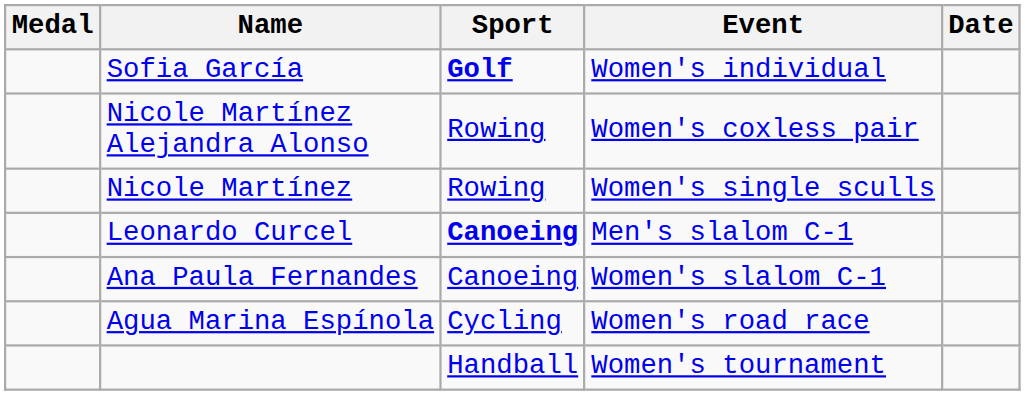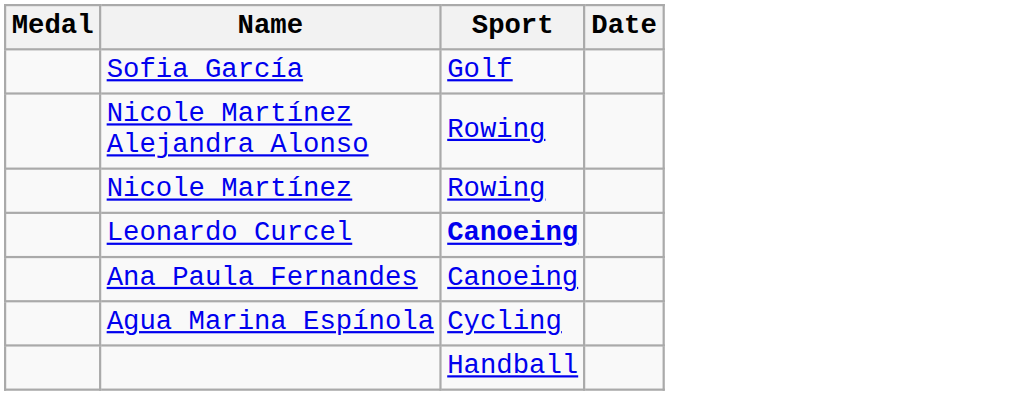- column: (763, 27)
(480, 72) bold -> (480, 72) normal
